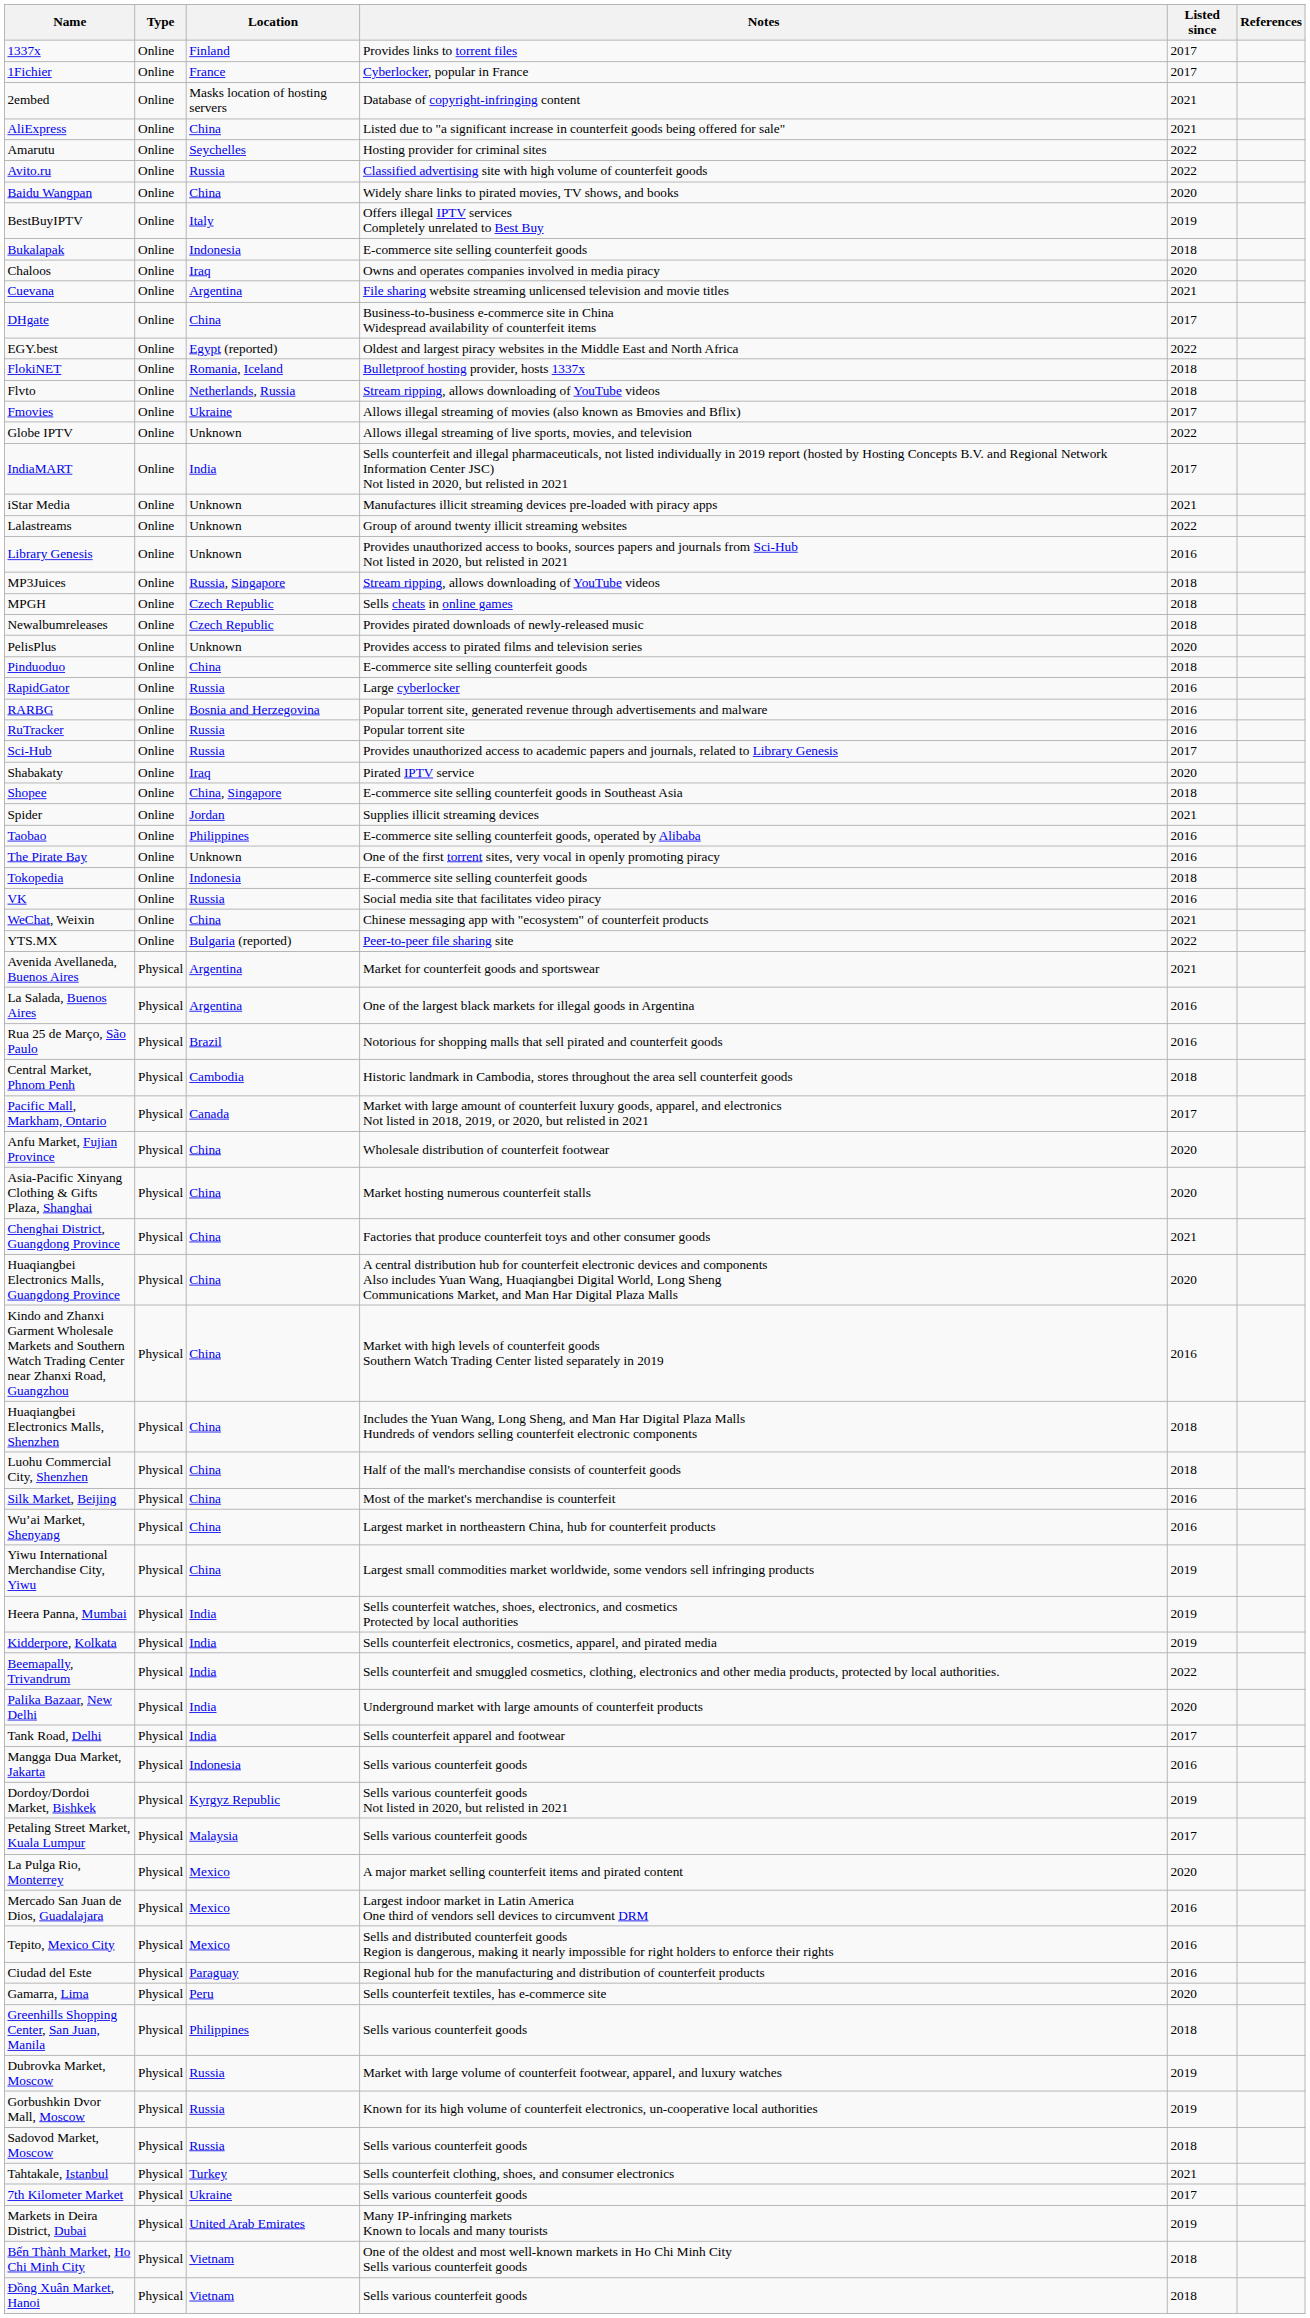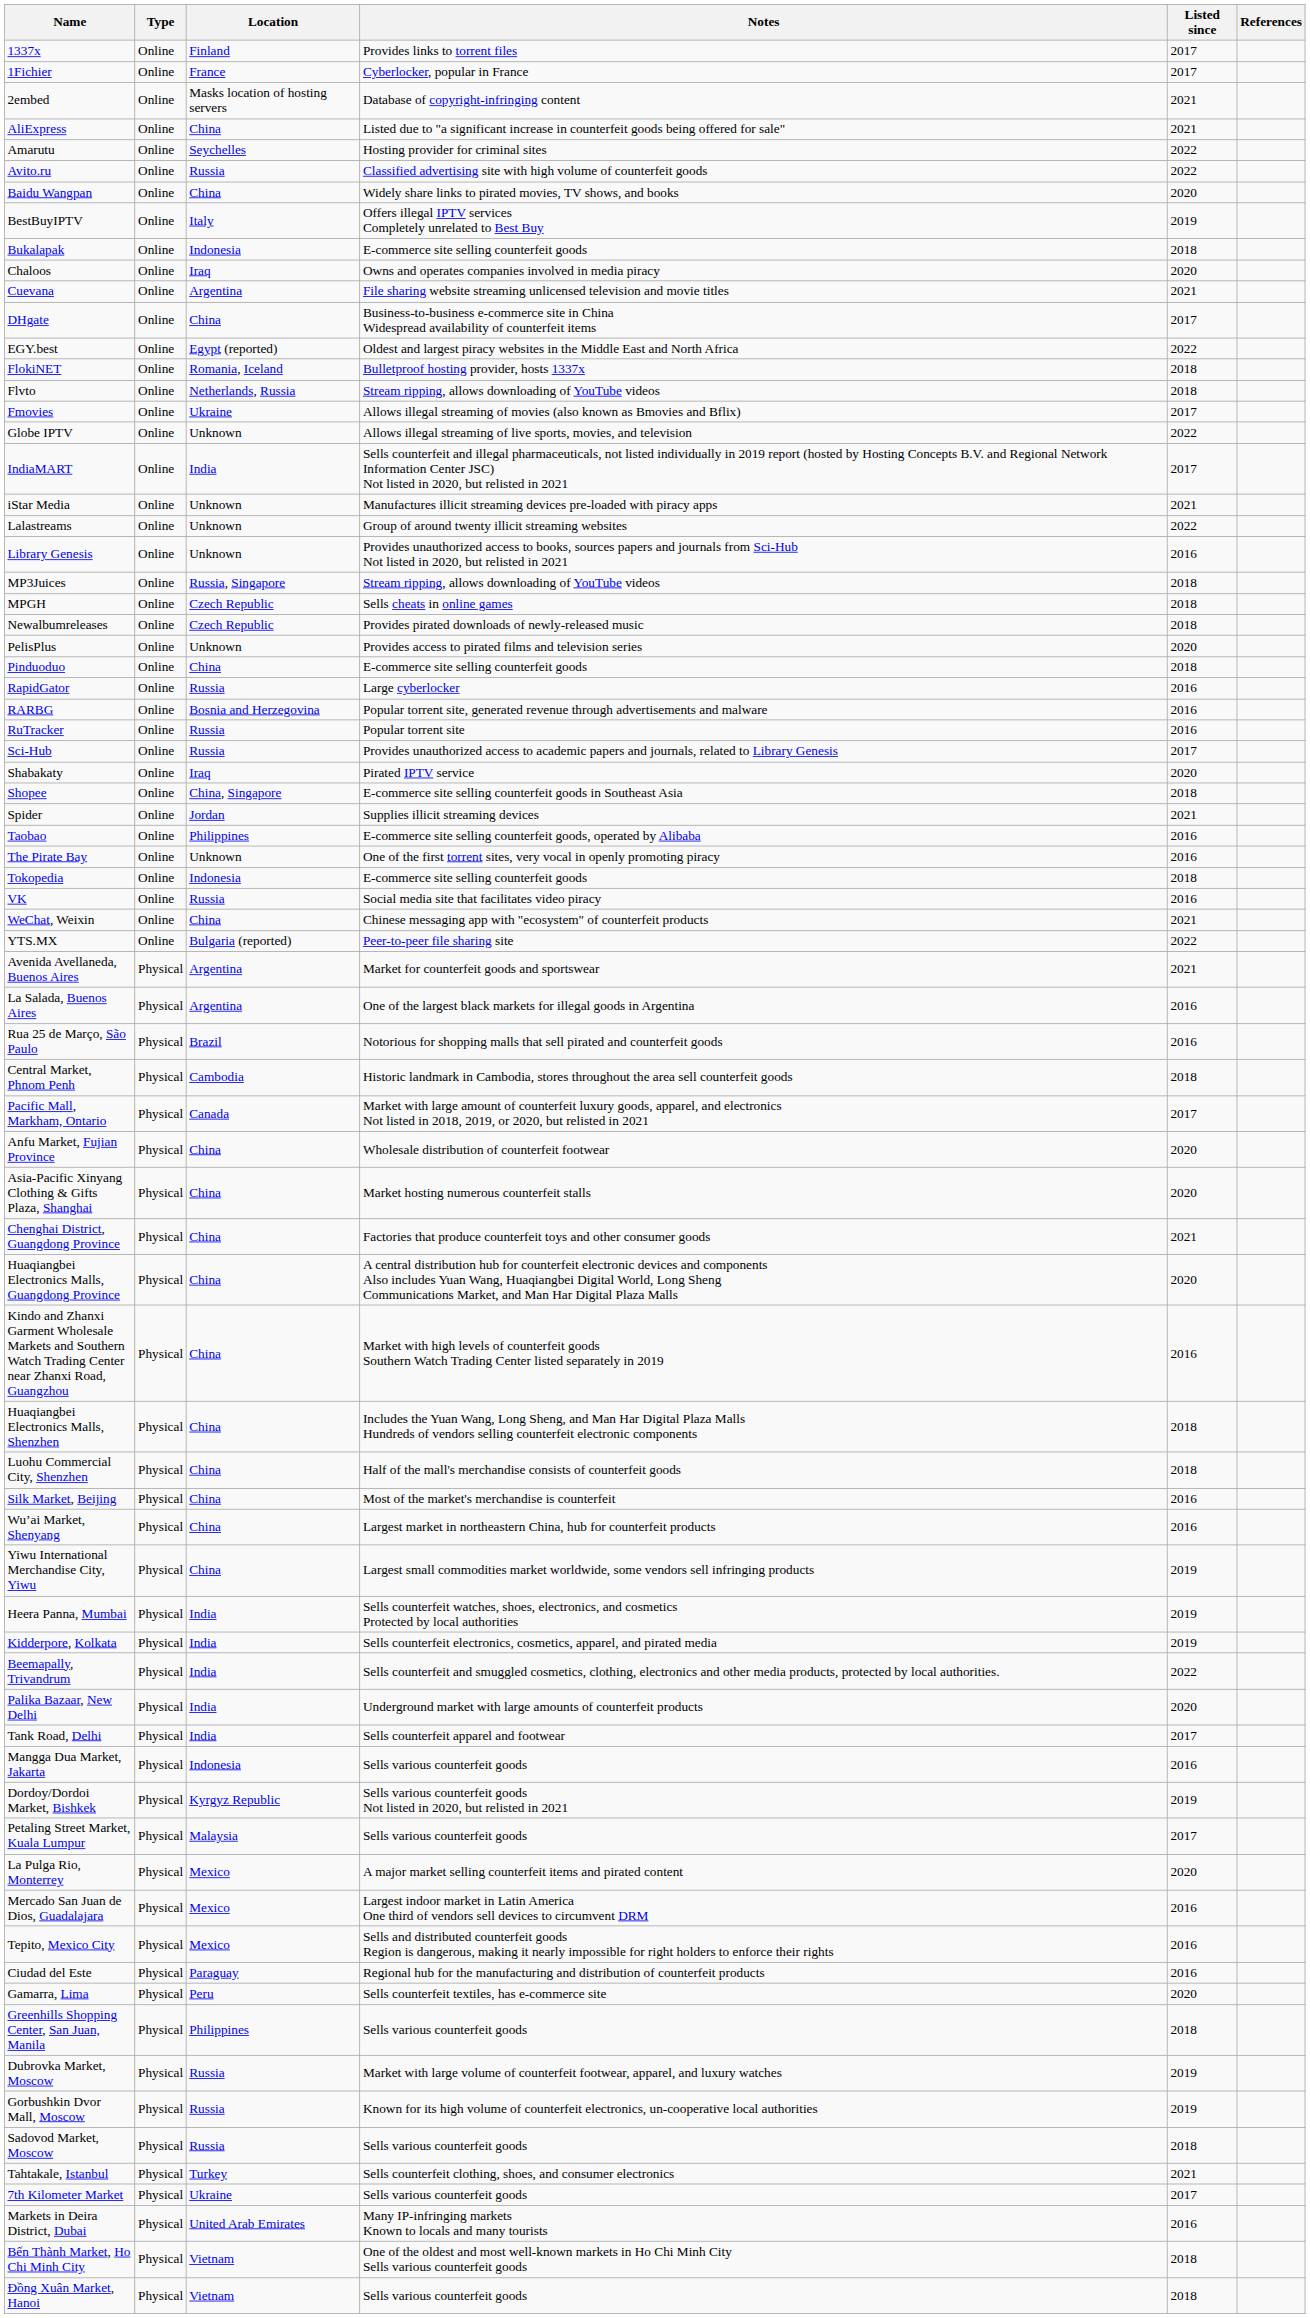(1184, 2223) 2019 -> (1184, 2223) 2016
